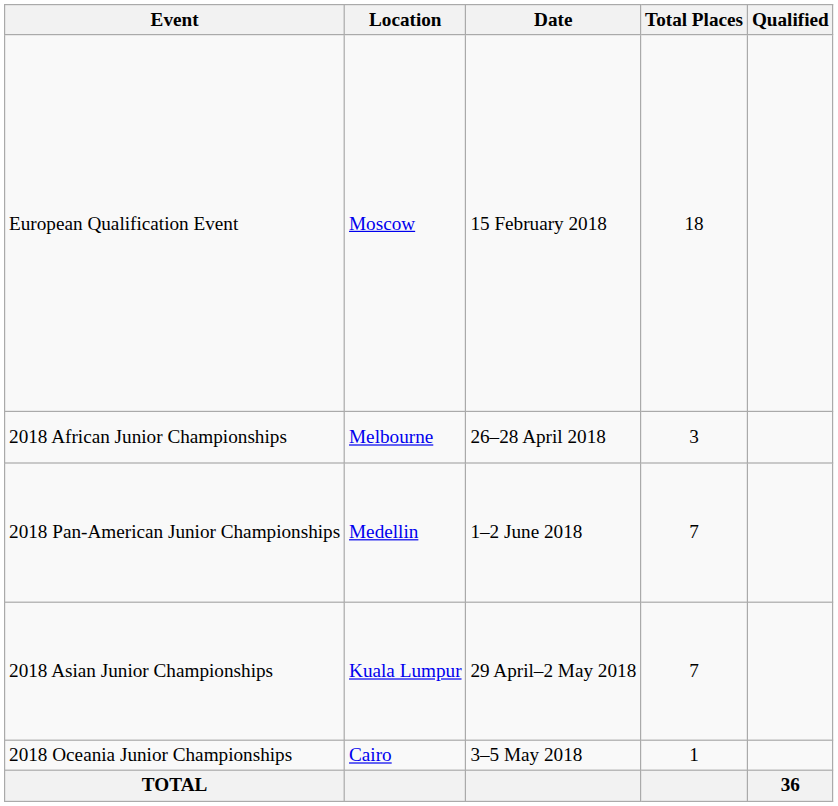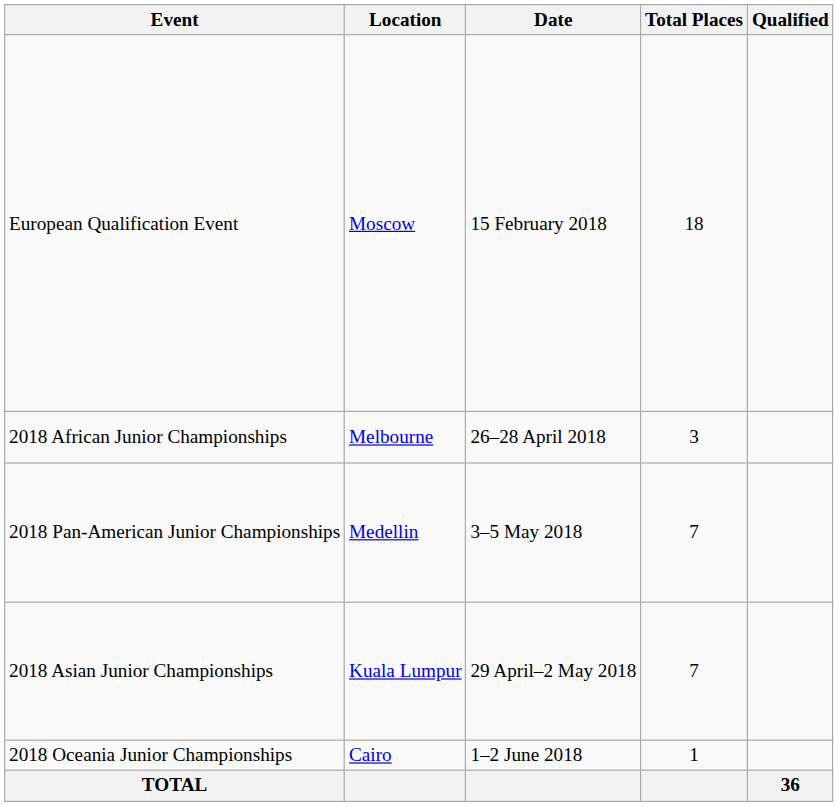(526, 532) 1–2 June 2018 -> (526, 532) 3–5 May 2018
(526, 755) 3–5 May 2018 -> (526, 755) 1–2 June 2018
